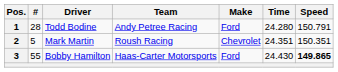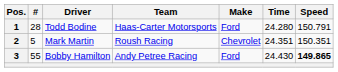(156, 27) Andy Petree Racing -> (166, 27) Haas-Carter Motorsports
(166, 56) Haas-Carter Motorsports -> (156, 56) Andy Petree Racing
